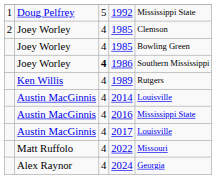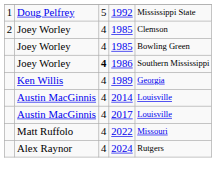(151, 81) Rutgers -> (151, 81) Georgia
- row: (9, 115)
(151, 166) Georgia -> (151, 149) Rutgers
